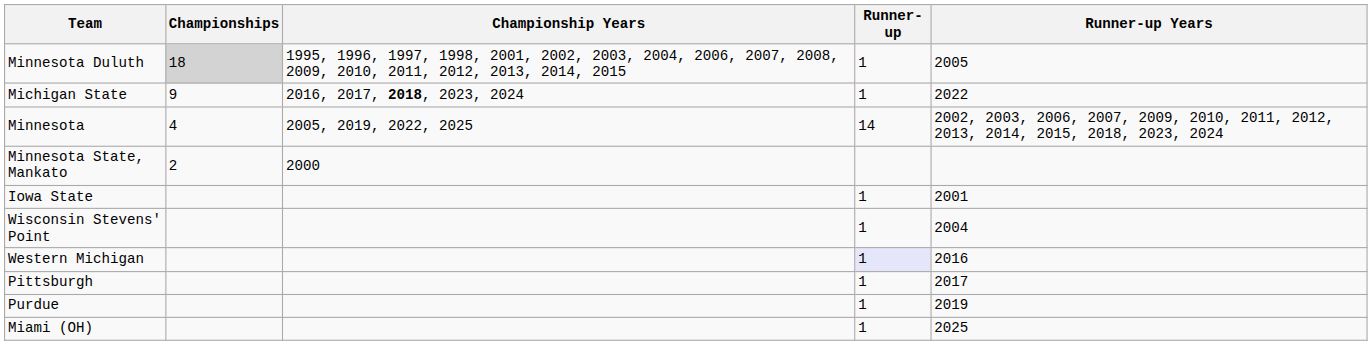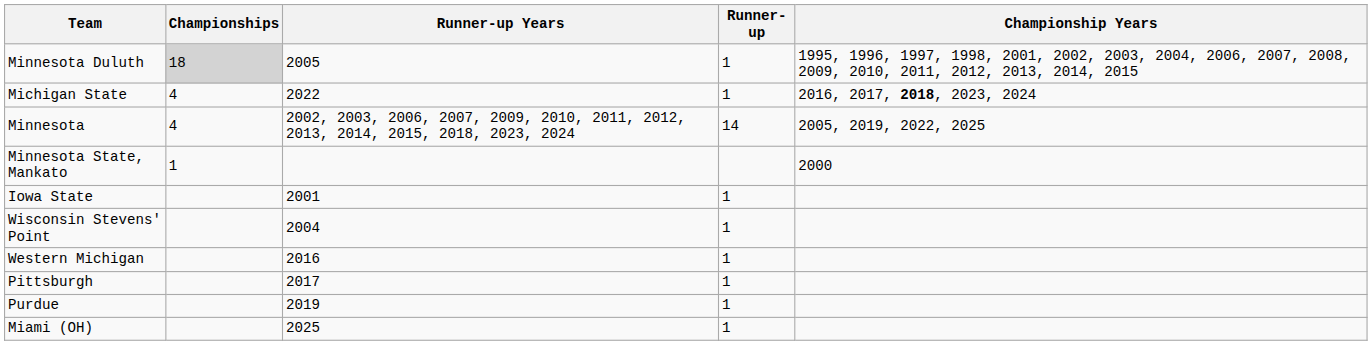columns swapped: (569, 24) <-> (1149, 24)
(173, 95) 9 -> (173, 95) 4
(173, 166) 2 -> (173, 166) 1
(862, 260) lavender background -> (726, 260) no background
